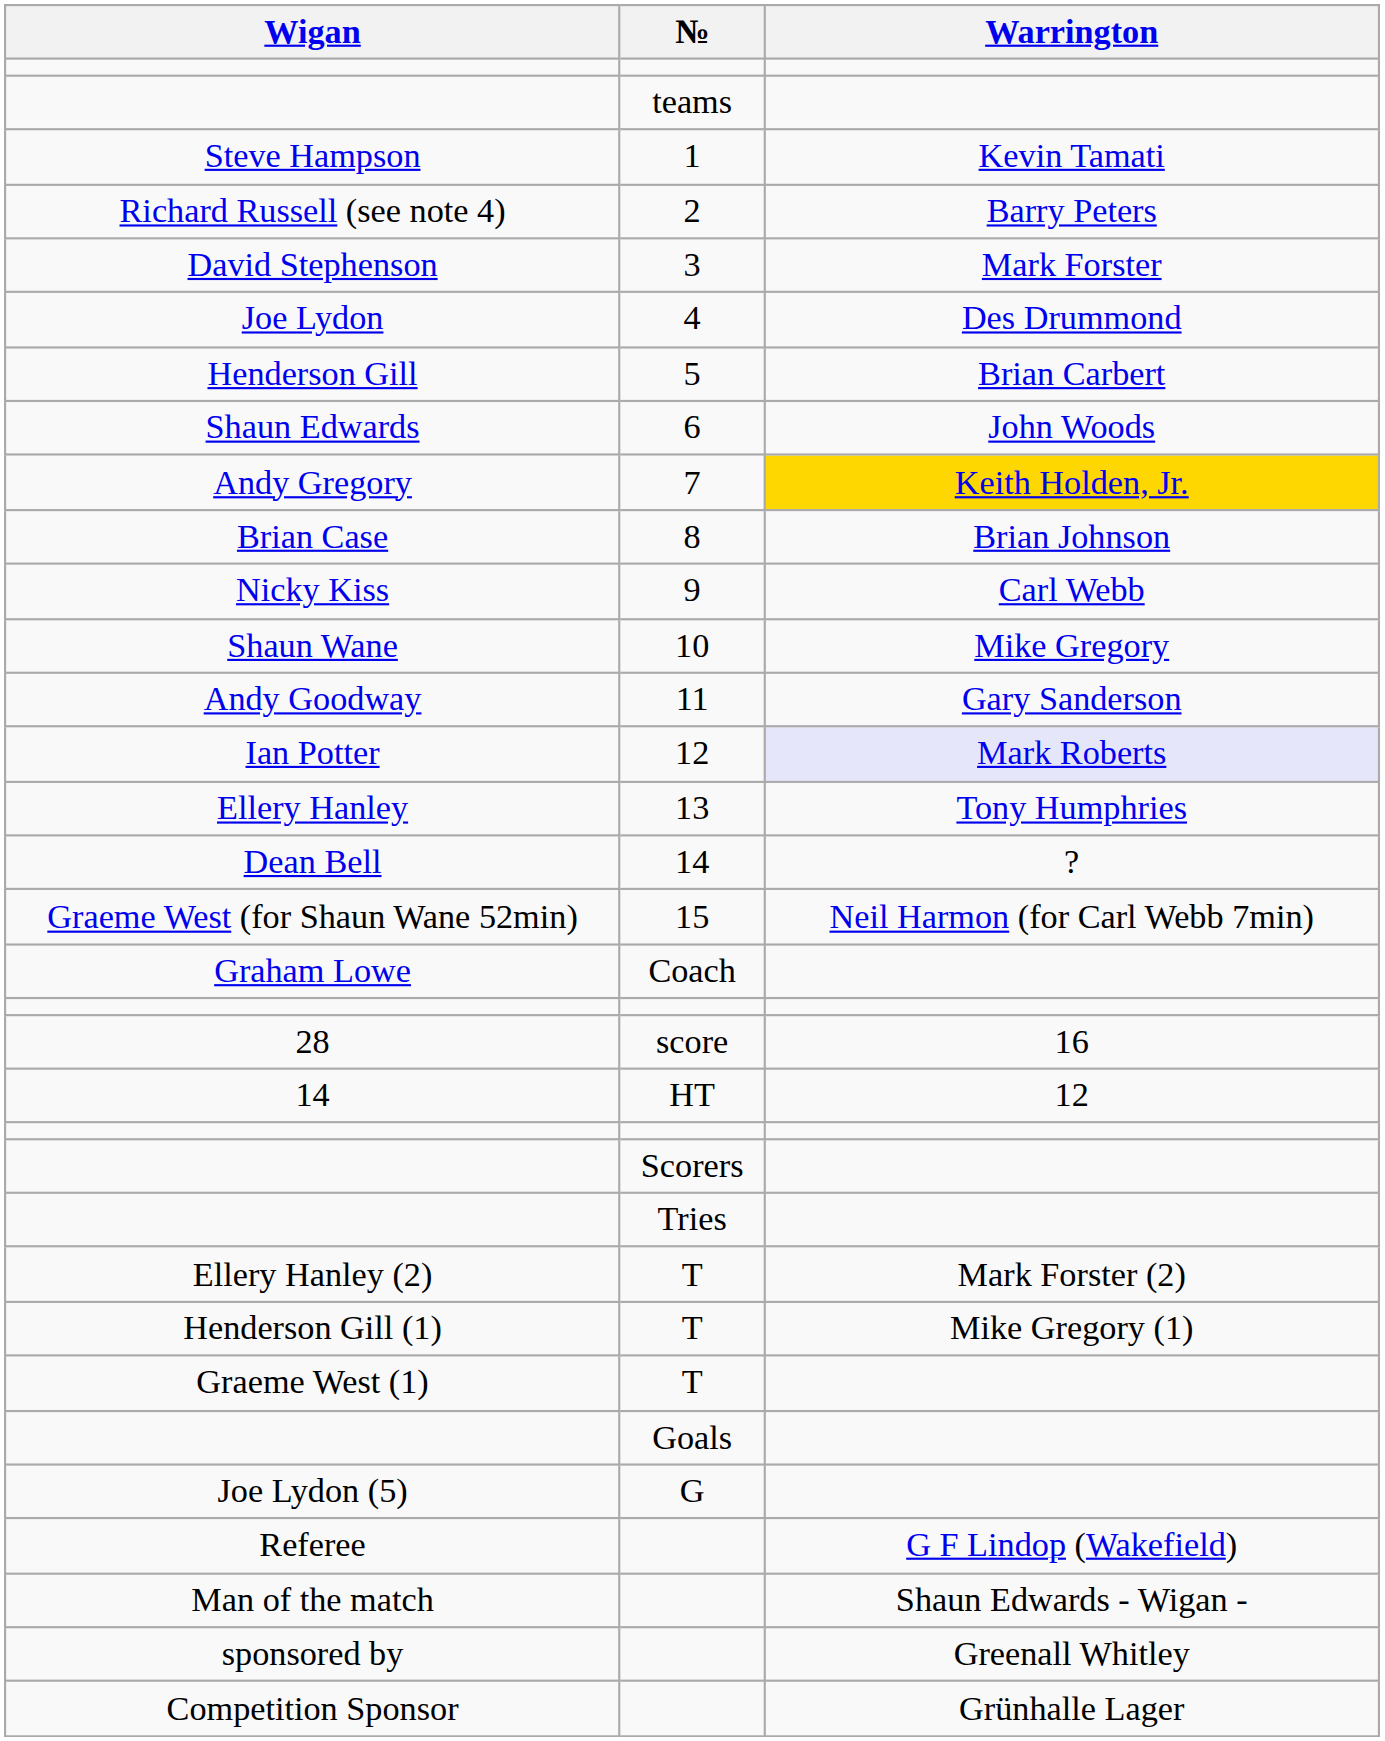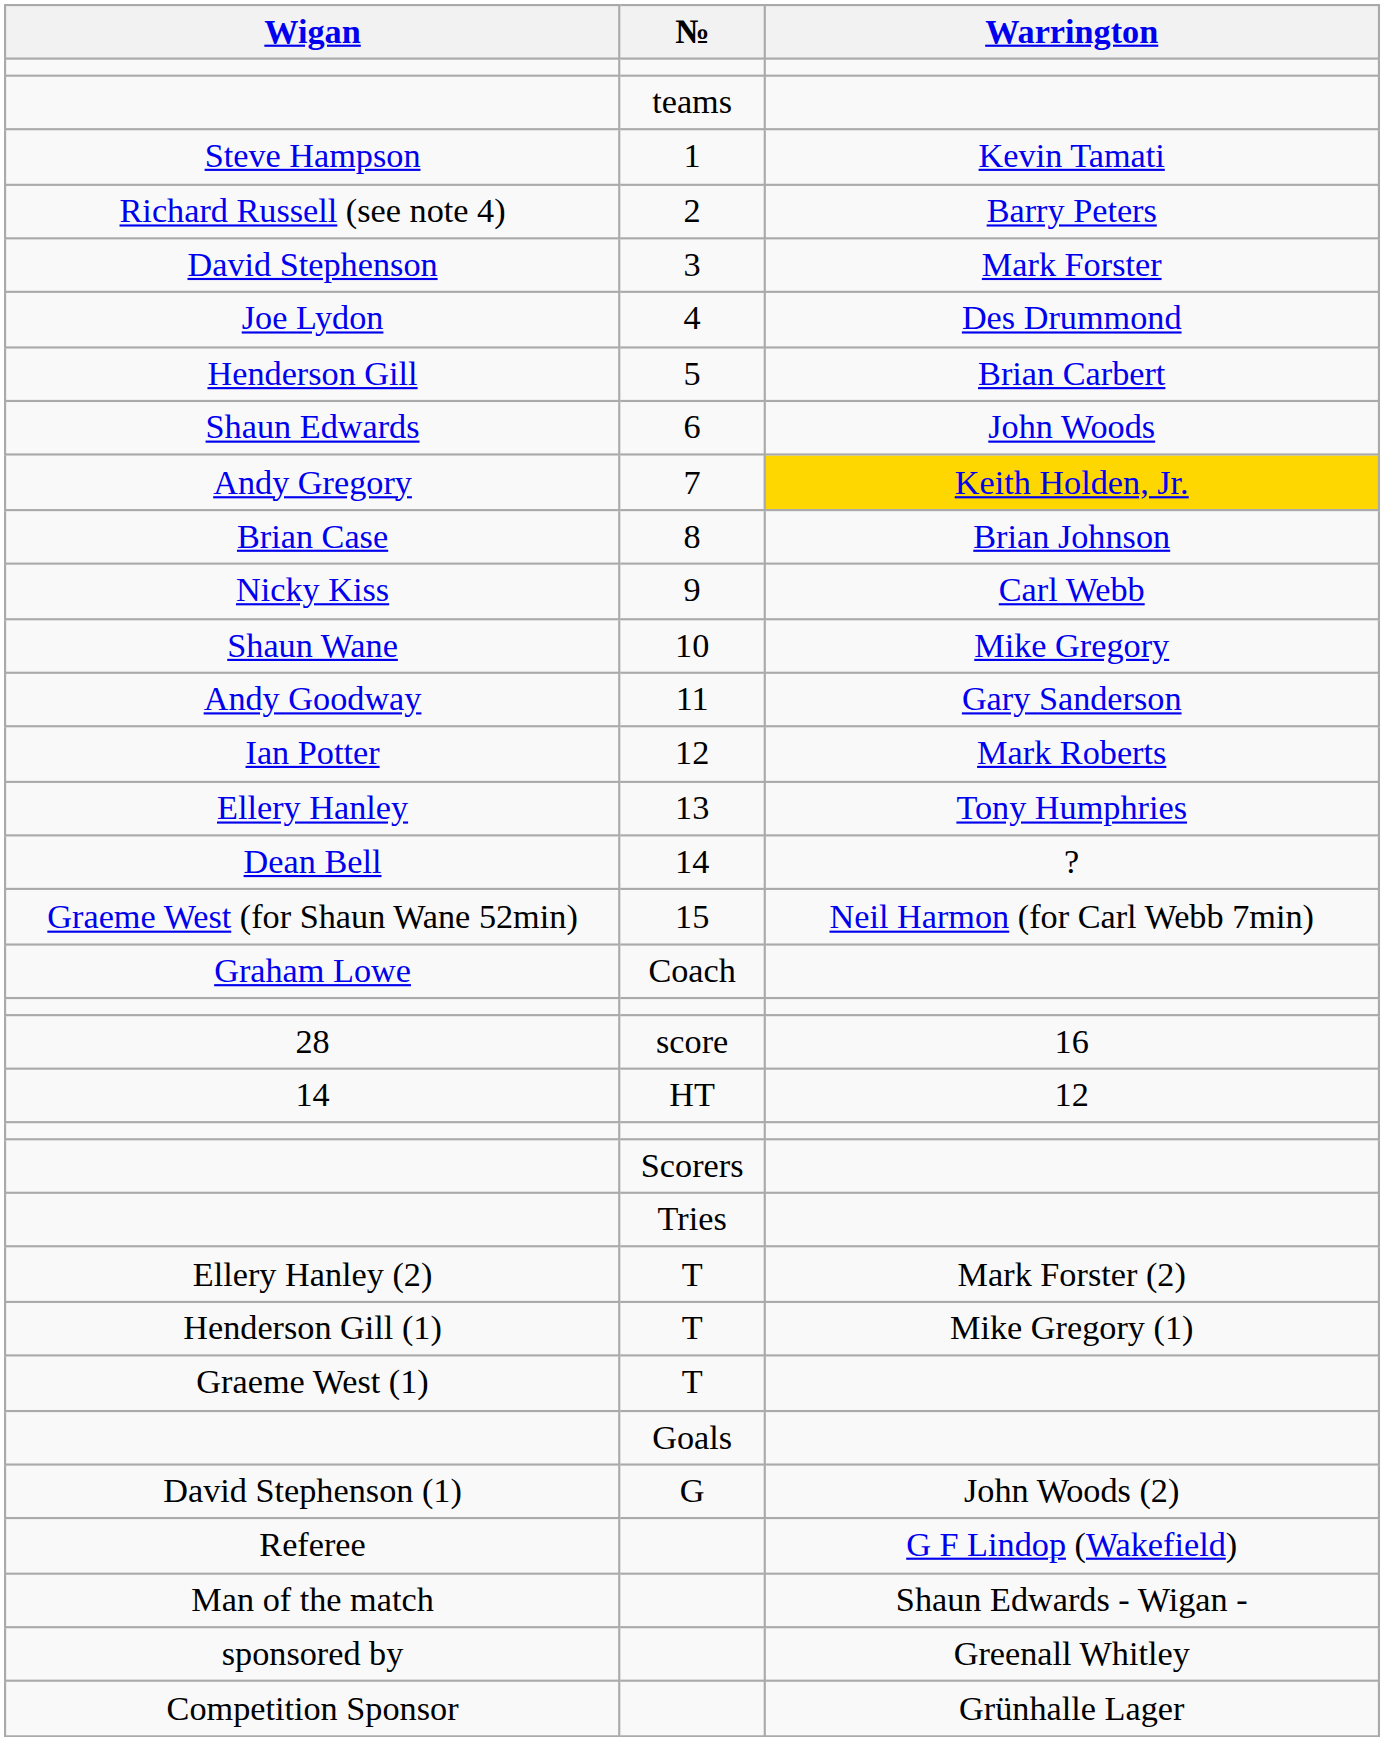(1072, 753) lavender background -> (1072, 753) no background
+ row: (313, 1490)
- row: (313, 1490)
